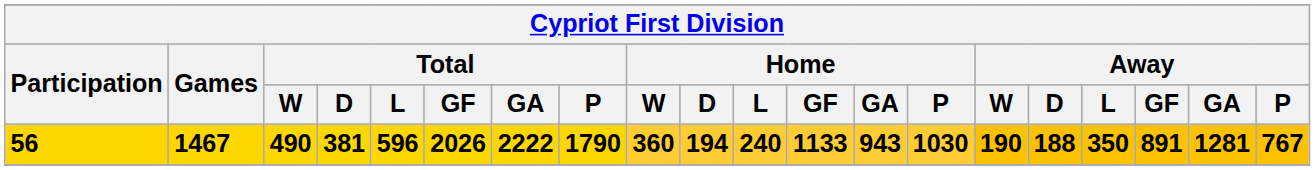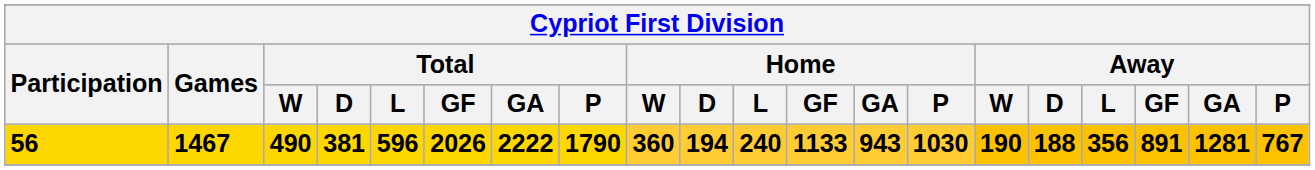(1108, 143) 350 -> (1108, 143) 356
